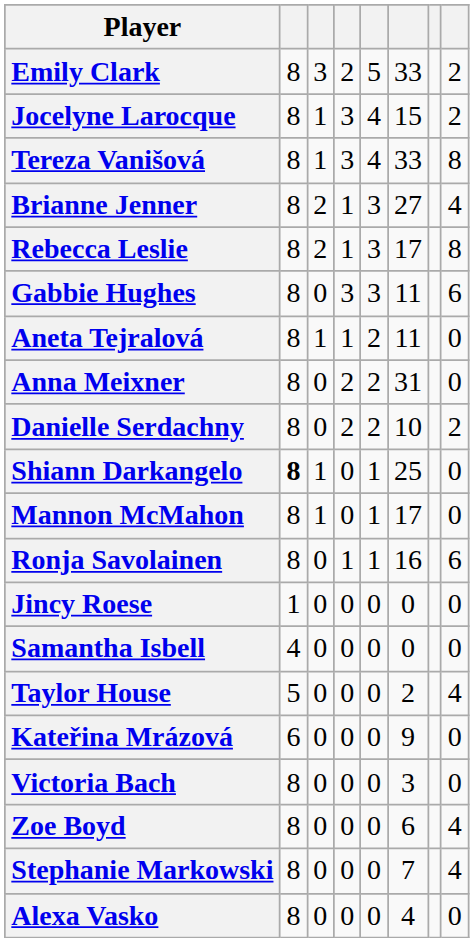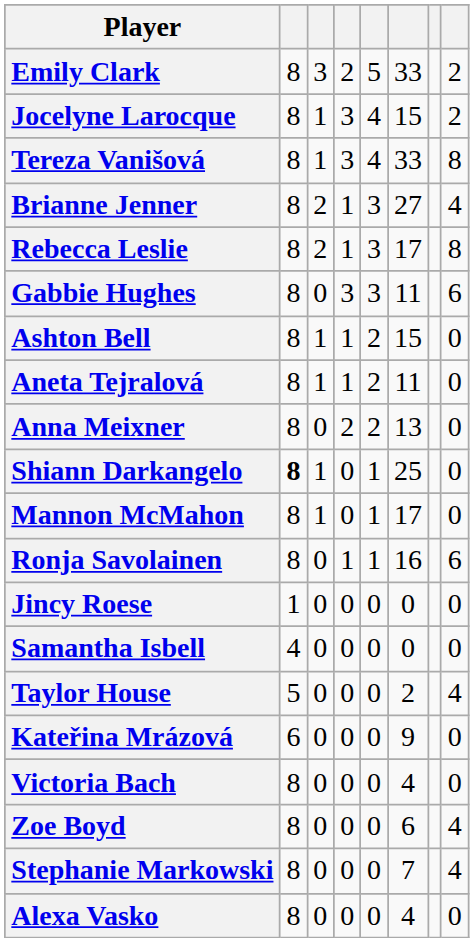+ row: (81, 337)
(408, 381) 31 -> (408, 426) 13
- row: (128, 426)
(408, 781) 3 -> (408, 781) 4
